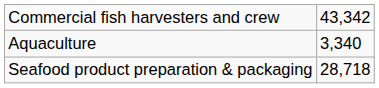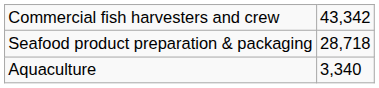rows swapped: (52, 43) <-> (160, 69)
